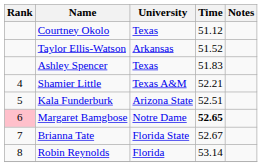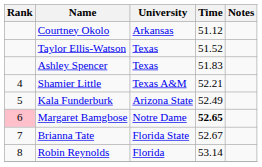(145, 30) Texas -> (153, 30) Arkansas
(153, 48) Arkansas -> (145, 48) Texas
(210, 100) 52.51 -> (210, 100) 52.49
